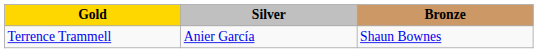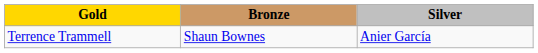columns swapped: (269, 15) <-> (445, 15)
